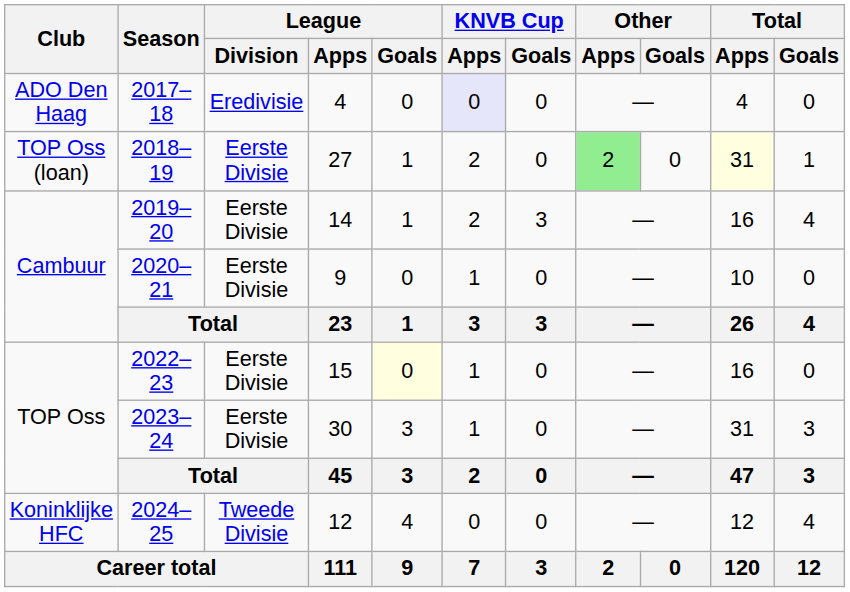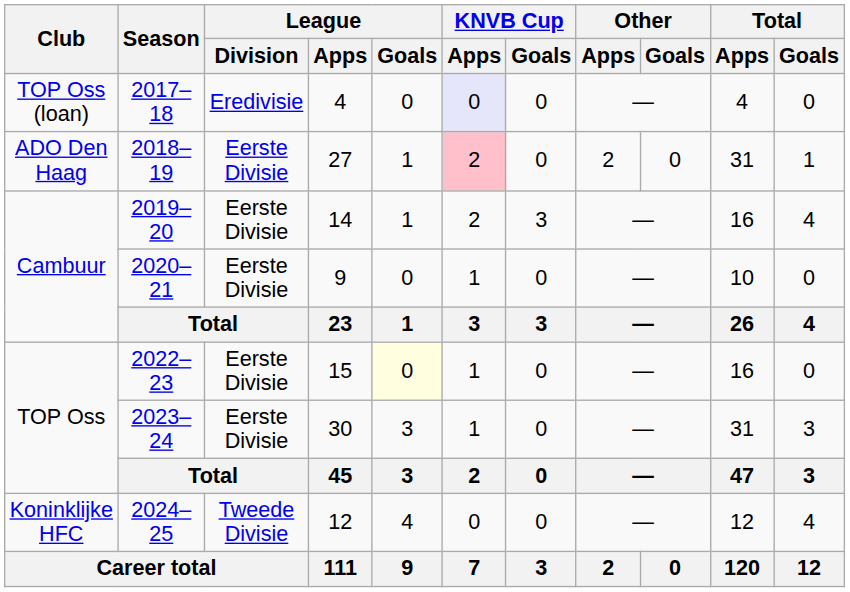(61, 102) ADO Den Haag -> (61, 102) TOP Oss (loan)
(61, 160) TOP Oss (loan) -> (61, 160) ADO Den Haag
(474, 160) no background -> (474, 160) pink background
(608, 160) lightgreen background -> (608, 160) no background
(742, 160) lightyellow background -> (742, 160) no background
